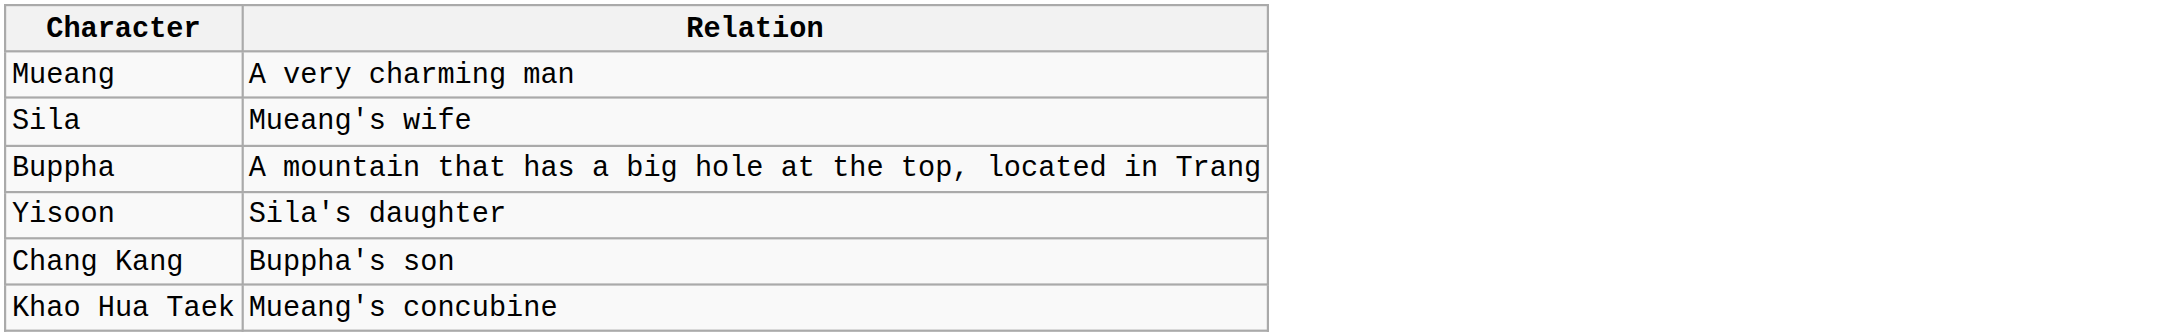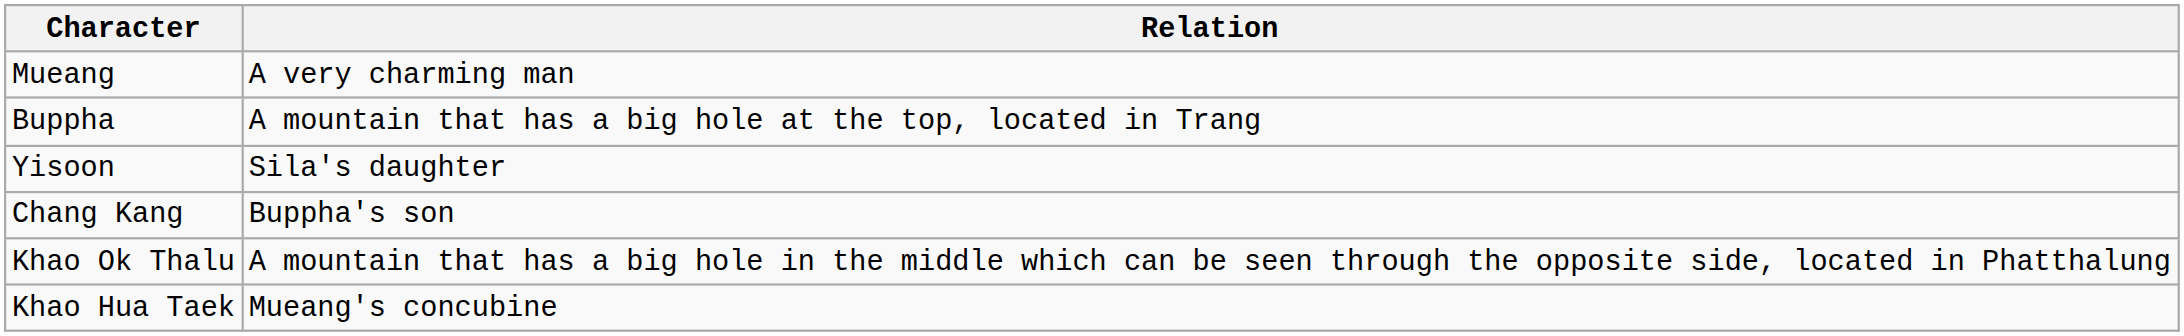- row: (46, 122)
+ row: (123, 261)
